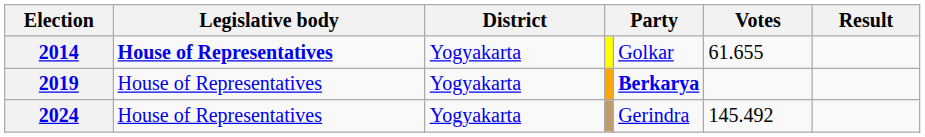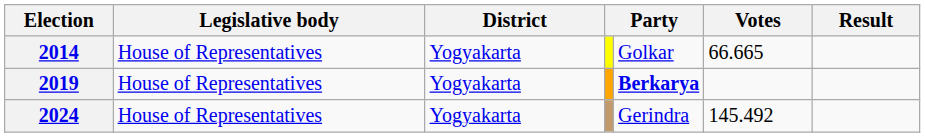(225, 52) bold -> (220, 52) normal
(736, 52) 61.655 -> (736, 52) 66.665
